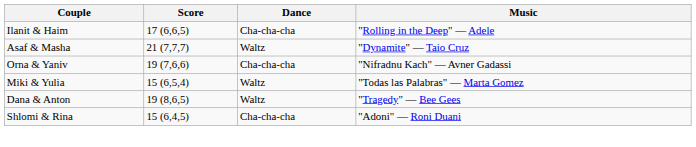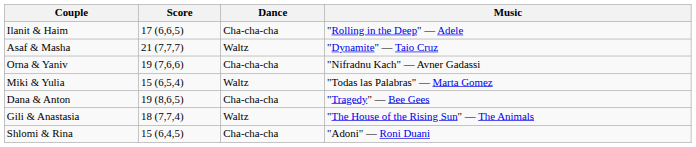(253, 99) Waltz -> (251, 99) Cha-cha-cha
+ row: (43, 116)
